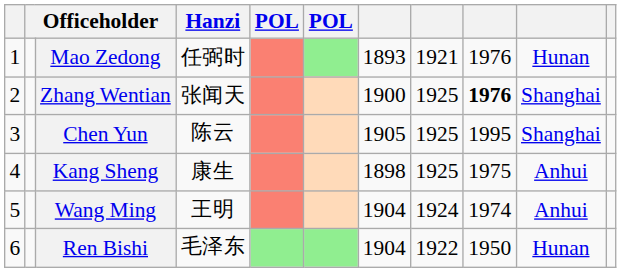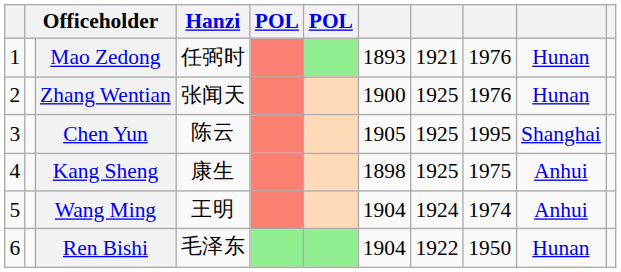(490, 95) bold -> (490, 95) normal
(561, 95) Shanghai -> (561, 95) Hunan
